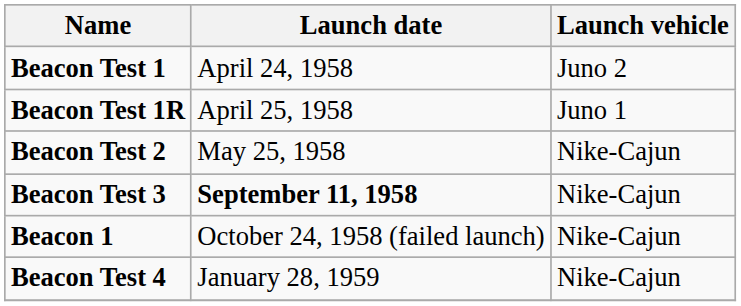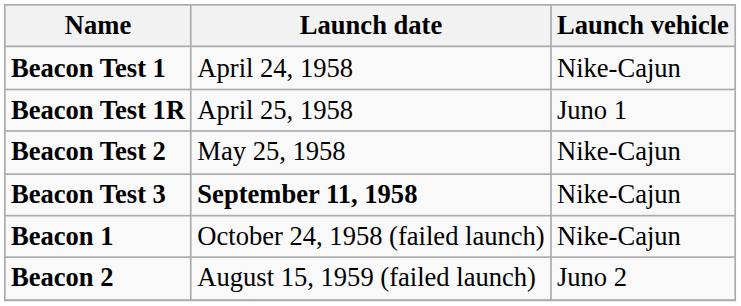(592, 67) Juno 2 -> (619, 67) Nike-Cajun
- row: (88, 278)
+ row: (62, 278)
